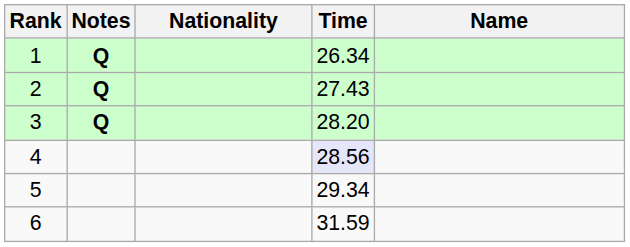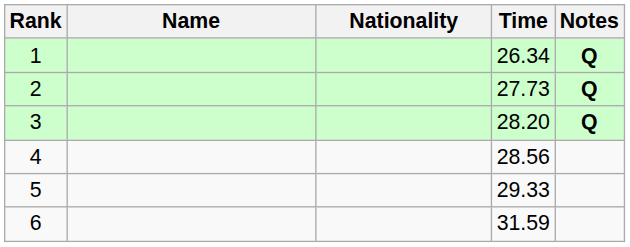columns swapped: (499, 21) <-> (101, 21)
(343, 88) 27.43 -> (523, 88) 27.73
(343, 156) lavender background -> (523, 156) no background
(343, 190) 29.34 -> (523, 190) 29.33
